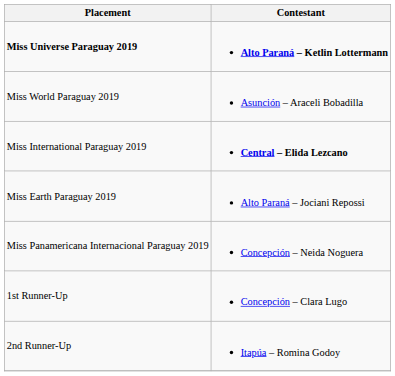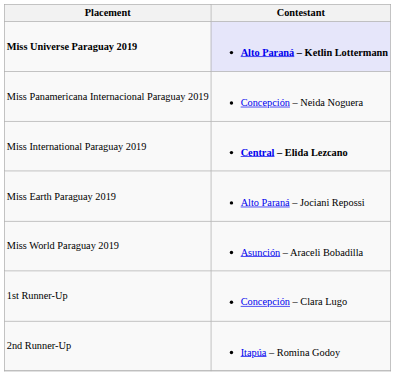(301, 53) no background -> (301, 53) lavender background
rows swapped: (63, 96) <-> (108, 246)
